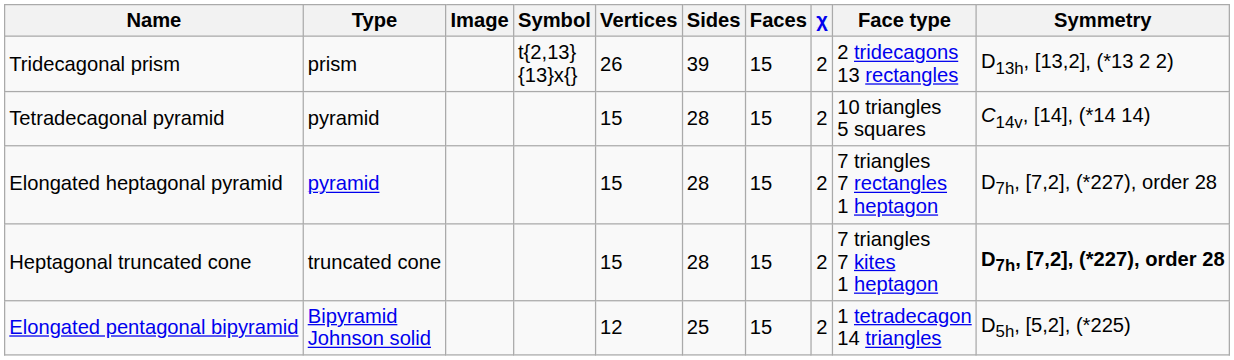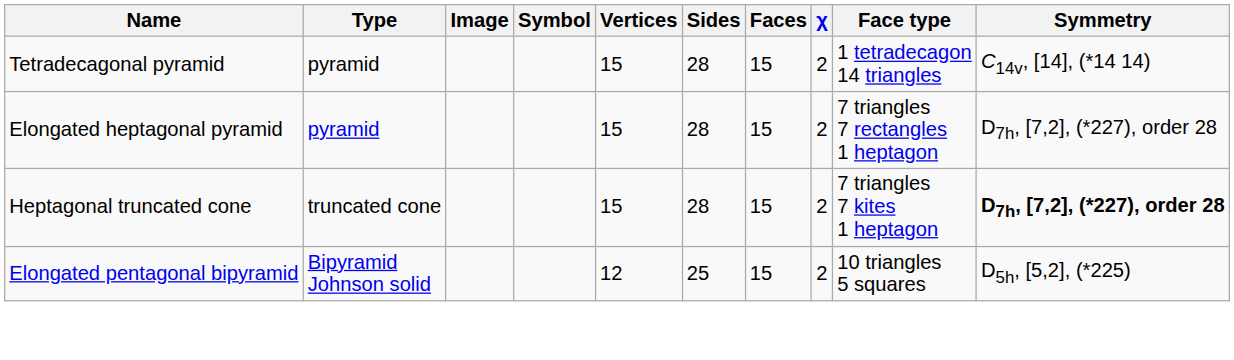- row: (95, 63)
(889, 118) 10 triangles 5 squares -> (904, 63) 1 tetradecagon 14 triangles
(904, 327) 1 tetradecagon 14 triangles -> (889, 273) 10 triangles 5 squares
